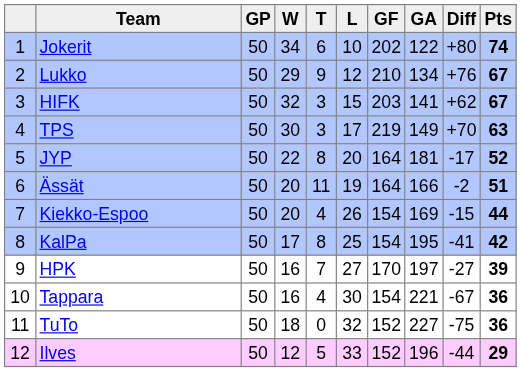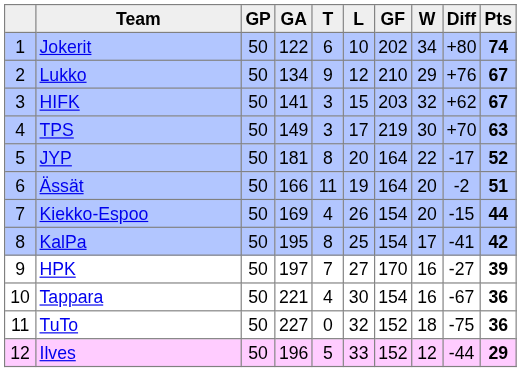columns swapped: (290, 18) <-> (424, 18)
